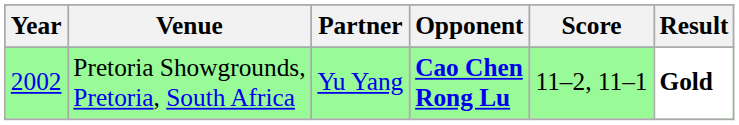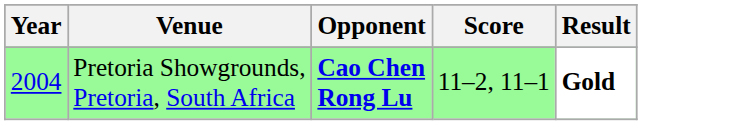- column: (360, 25)
(36, 82) 2002 -> (36, 82) 2004
